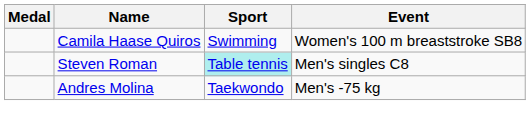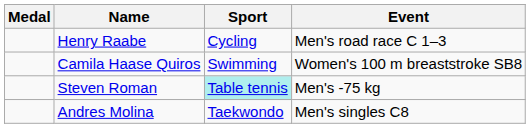+ row: (102, 40)
(352, 64) Men's singles C8 -> (338, 88) Men's -75 kg
(338, 88) Men's -75 kg -> (352, 112) Men's singles C8
